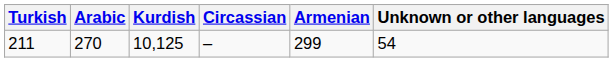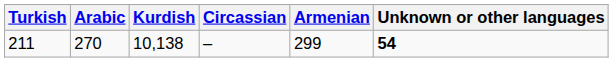(158, 43) 10,125 -> (158, 43) 10,138
(387, 43) normal -> (387, 43) bold
